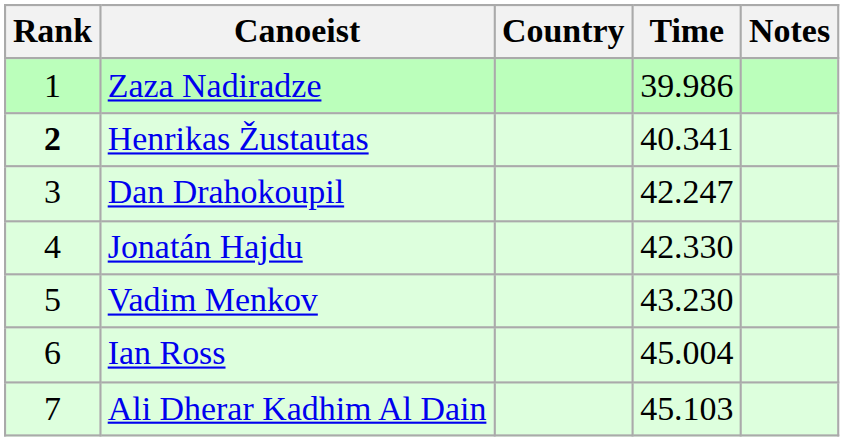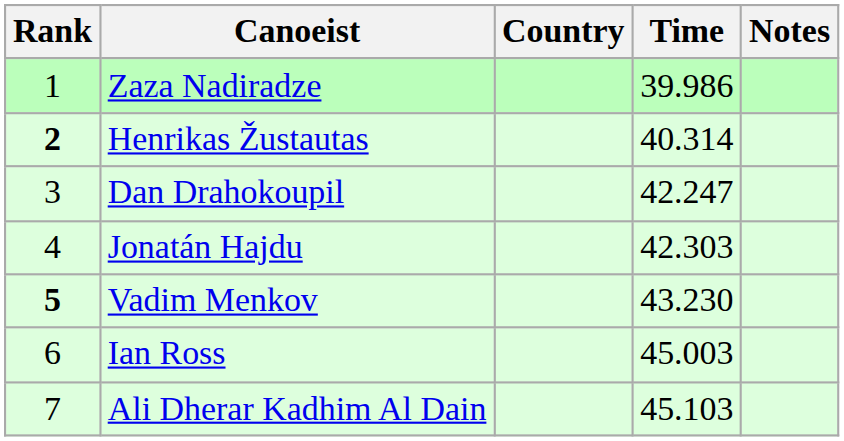(687, 138) 40.341 -> (687, 138) 40.314
(687, 246) 42.330 -> (687, 246) 42.303
(52, 300) normal -> (52, 300) bold
(687, 354) 45.004 -> (687, 354) 45.003
